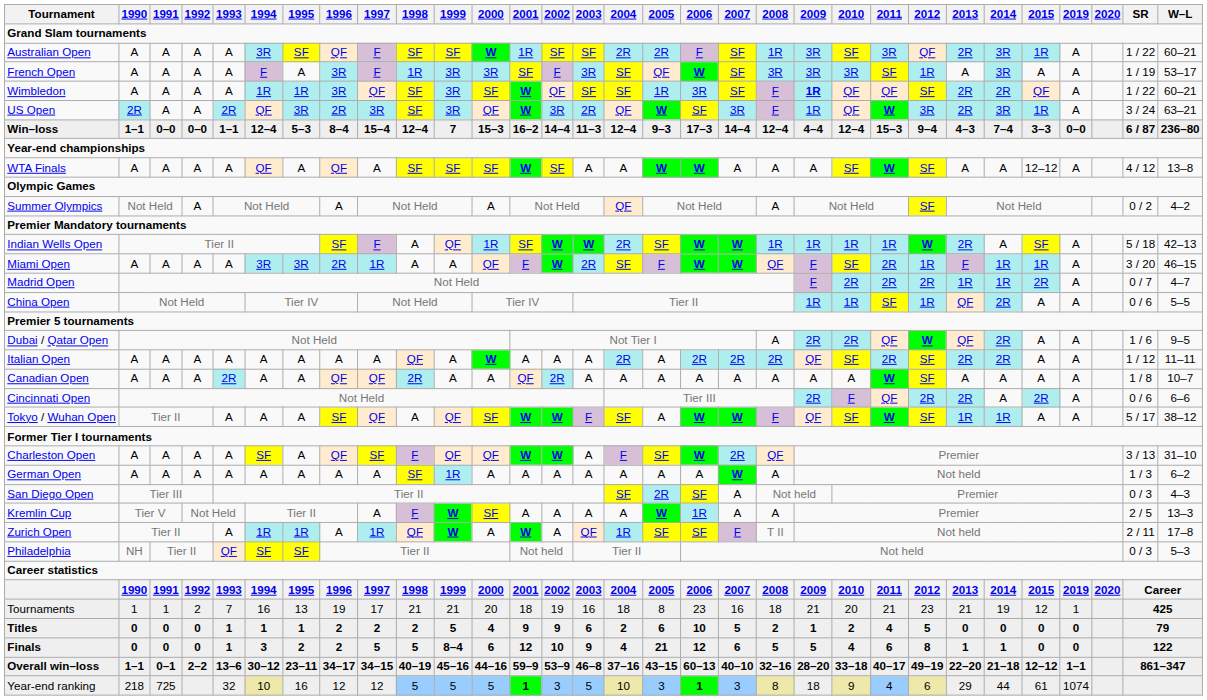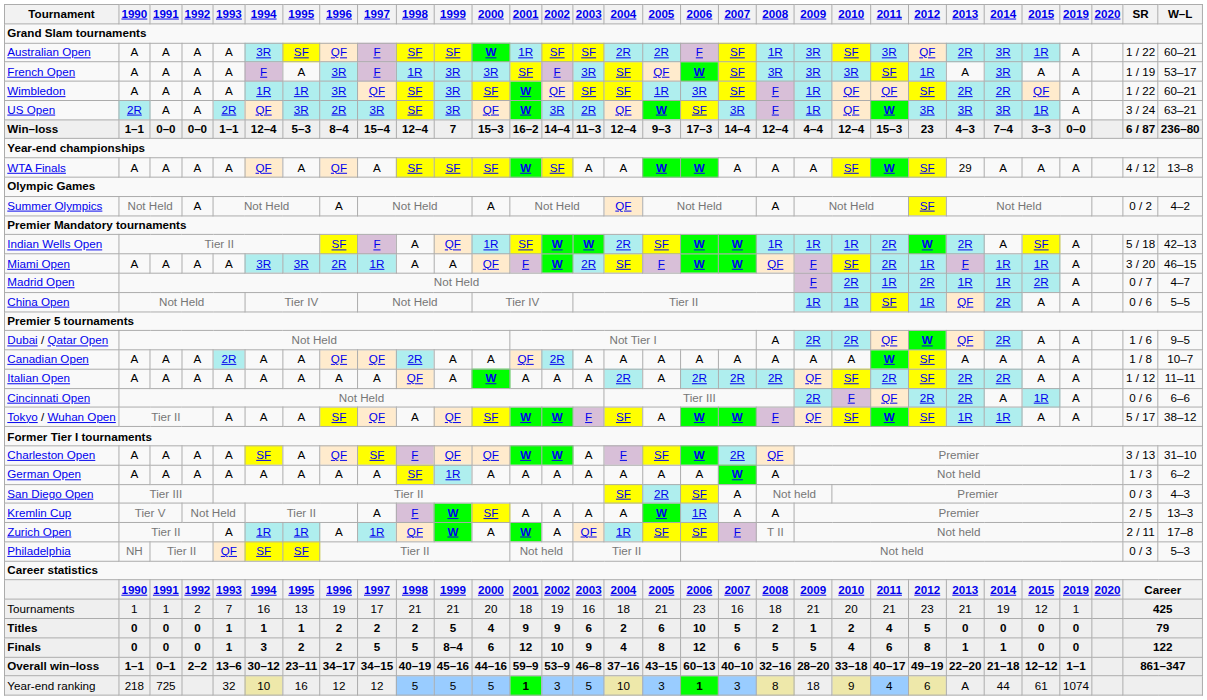(813, 91) bold -> (813, 91) normal
(965, 110) 2R -> (965, 110) 3R
(927, 129) 9–4 -> (927, 129) 23
(965, 168) A -> (965, 168) 29
(1041, 168) 12–12 -> (1041, 168) A
(889, 244) 1R -> (889, 244) 2R
(889, 283) 2R -> (889, 283) 1R
rows swapped: (39, 359) <-> (48, 379)
(1041, 398) 2R -> (1041, 398) 1R
(661, 609) 8 -> (661, 609) 21
(661, 647) 21 -> (661, 647) 8
(965, 686) 29 -> (965, 686) A
